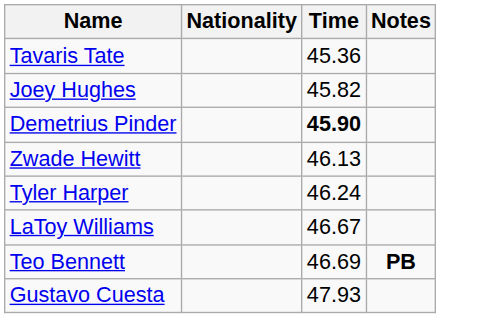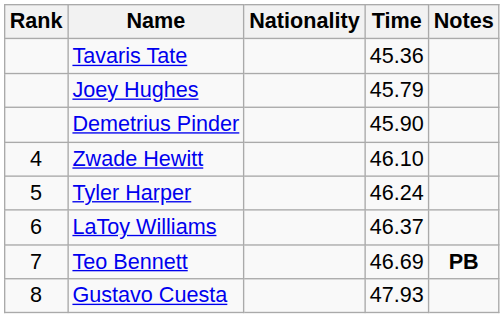+ column: (36, 21)
(334, 90) 45.82 -> (397, 90) 45.79
(334, 124) bold -> (397, 124) normal
(334, 158) 46.13 -> (397, 158) 46.10
(334, 227) 46.67 -> (397, 227) 46.37
